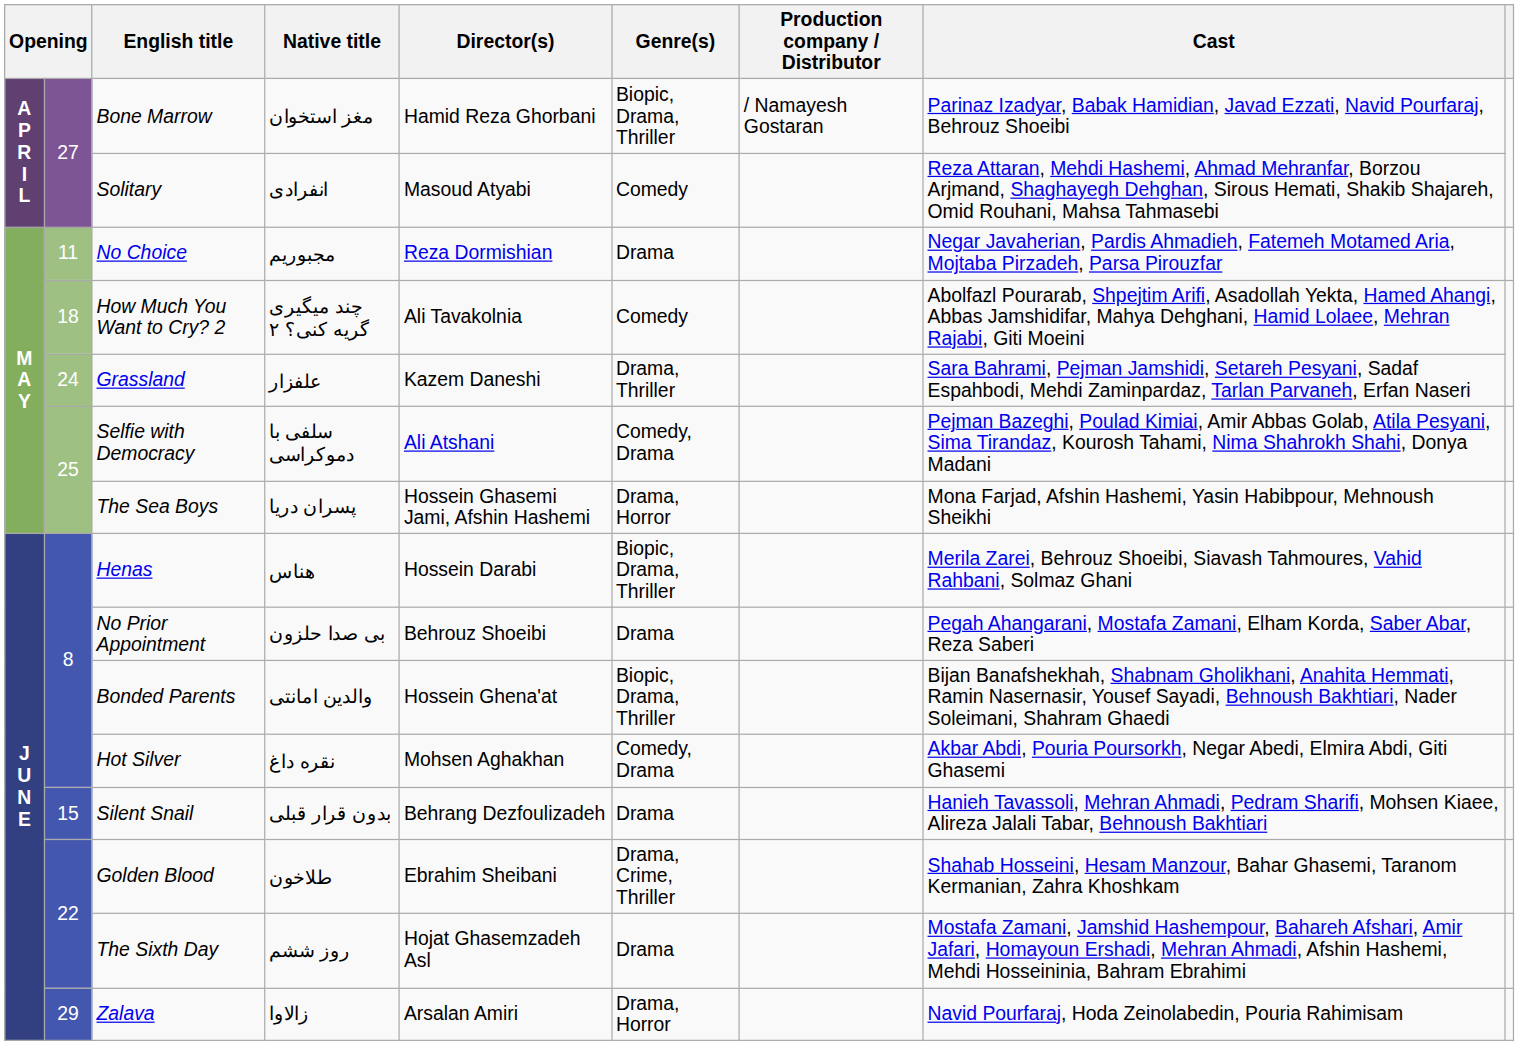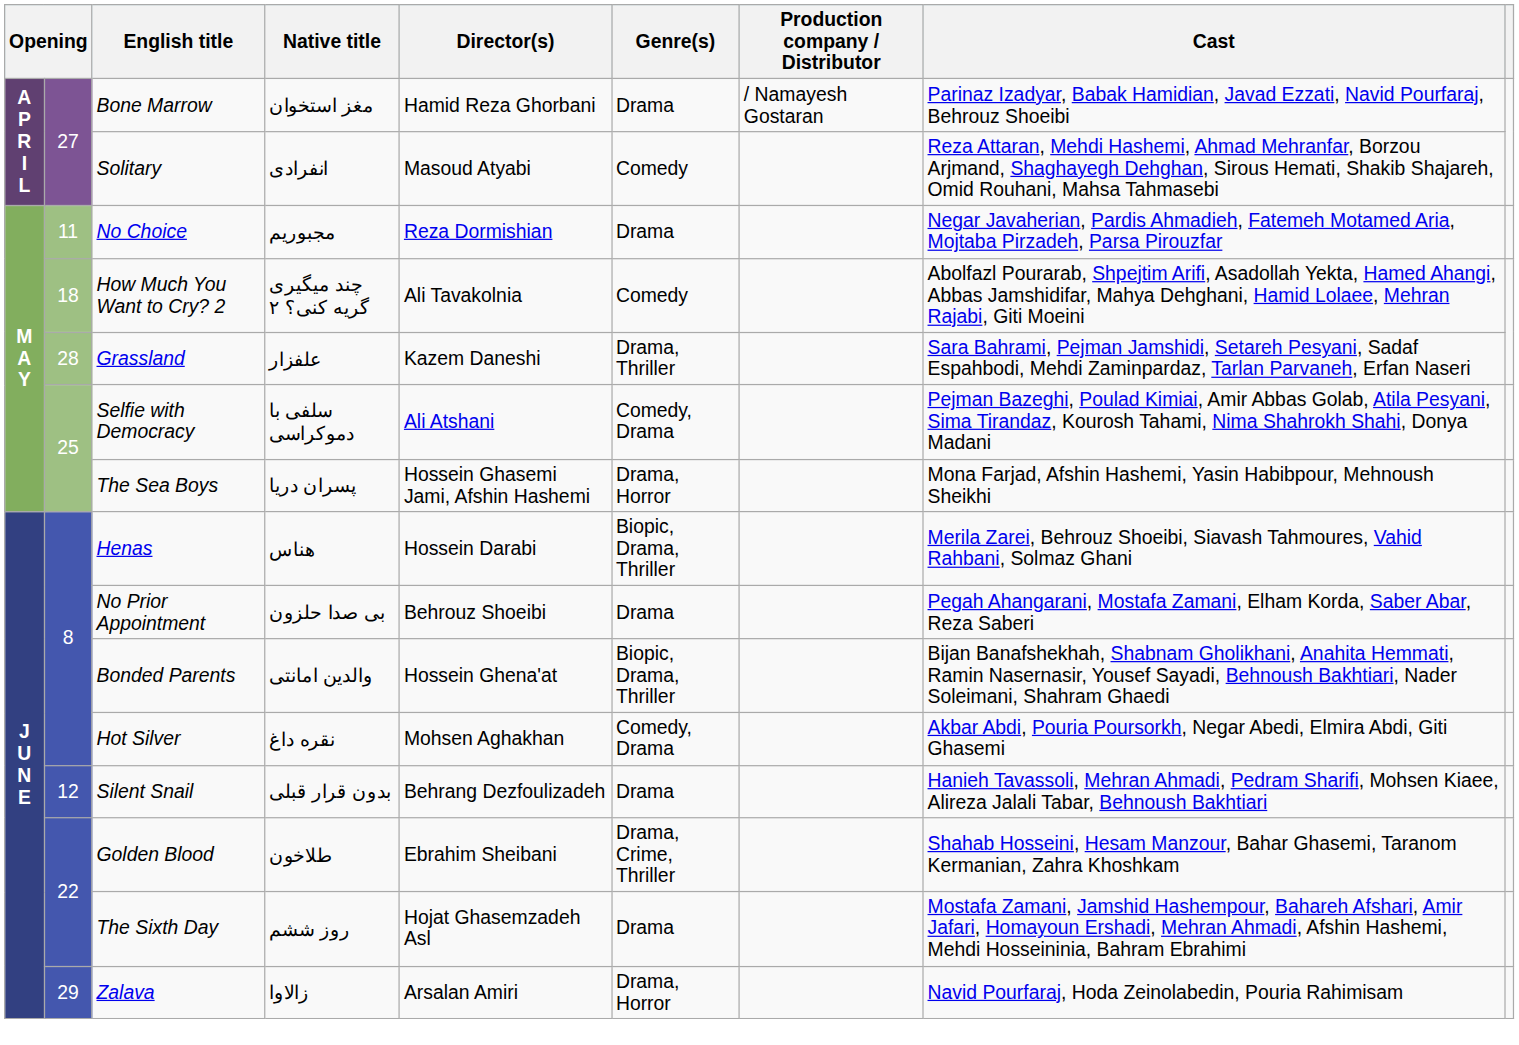(648, 115) Biopic, Drama, Thriller -> (645, 105) Drama
(68, 380) 24 -> (68, 358) 28
(68, 813) 15 -> (68, 791) 12
